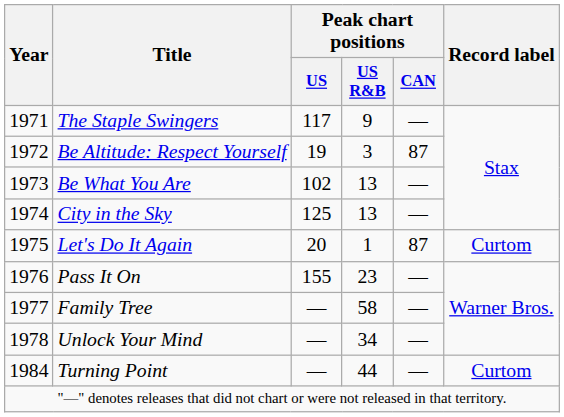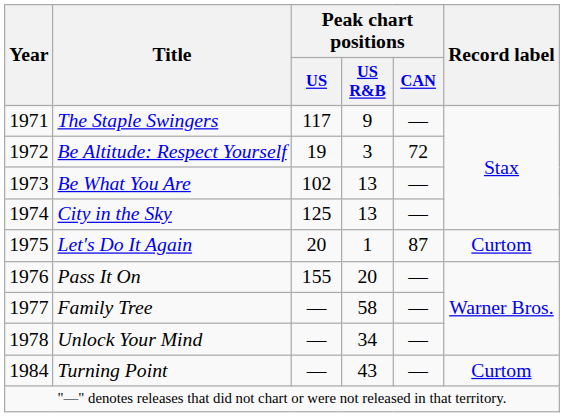(418, 151) 87 -> (418, 151) 72
(367, 276) 23 -> (367, 276) 20
(367, 370) 44 -> (367, 370) 43
